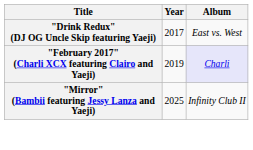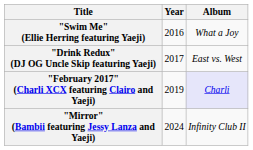+ row: (83, 32)
(174, 100) 2025 -> (174, 127) 2024
